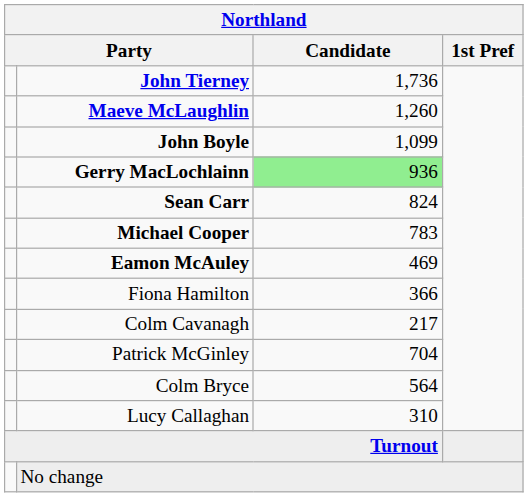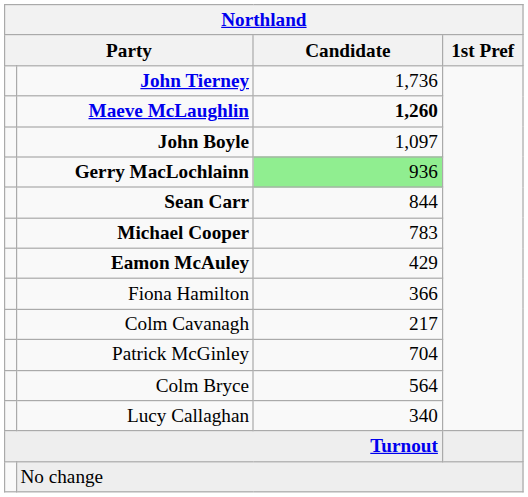(416, 111) normal -> (416, 111) bold
(416, 141) 1,099 -> (416, 141) 1,097
(423, 202) 824 -> (423, 202) 844
(423, 263) 469 -> (423, 263) 429
(423, 415) 310 -> (423, 415) 340
